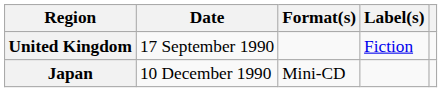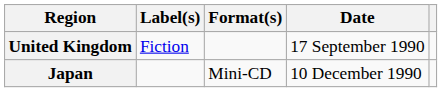columns swapped: (207, 18) <-> (394, 18)
